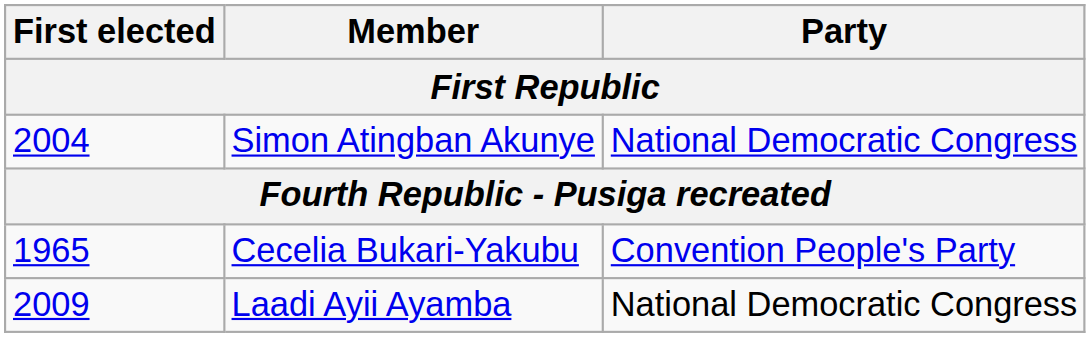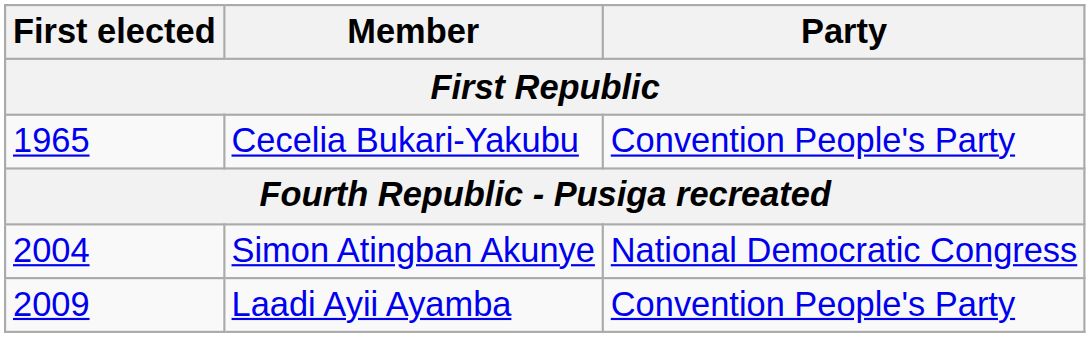rows swapped: (405, 250) <-> (413, 140)
(844, 304) National Democratic Congress -> (813, 304) Convention People's Party
